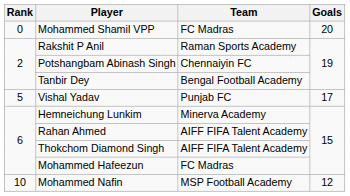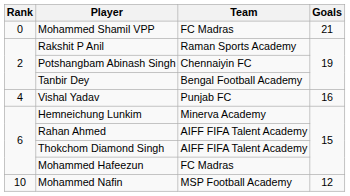(327, 30) 20 -> (327, 30) 21
(20, 98) 5 -> (20, 98) 4
(327, 98) 17 -> (327, 98) 16
